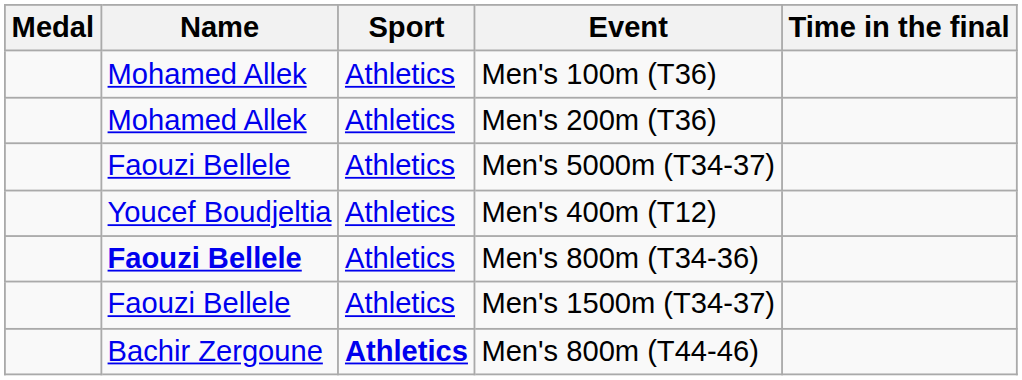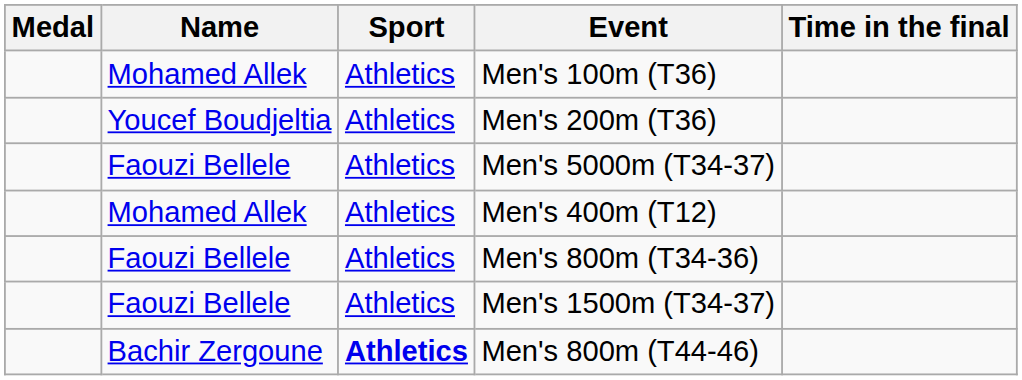(207, 119) Mohamed Allek -> (220, 119) Youcef Boudjeltia
(220, 212) Youcef Boudjeltia -> (207, 212) Mohamed Allek
(205, 258) bold -> (199, 258) normal
